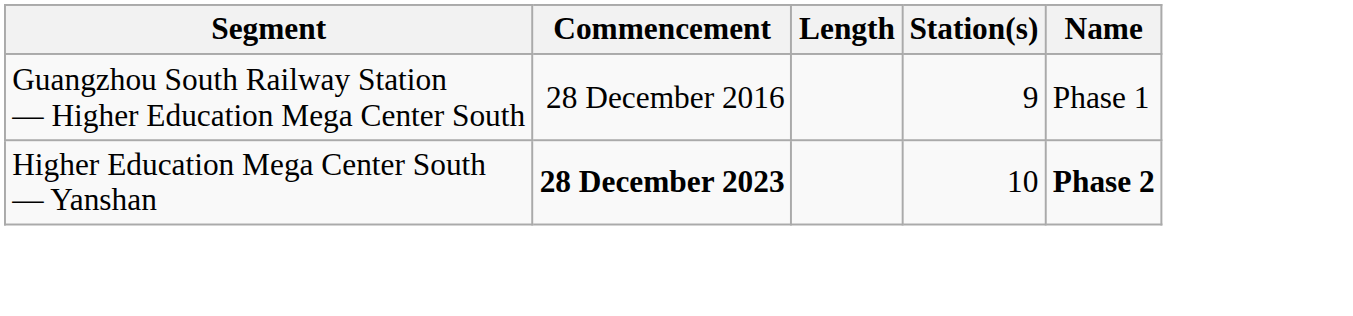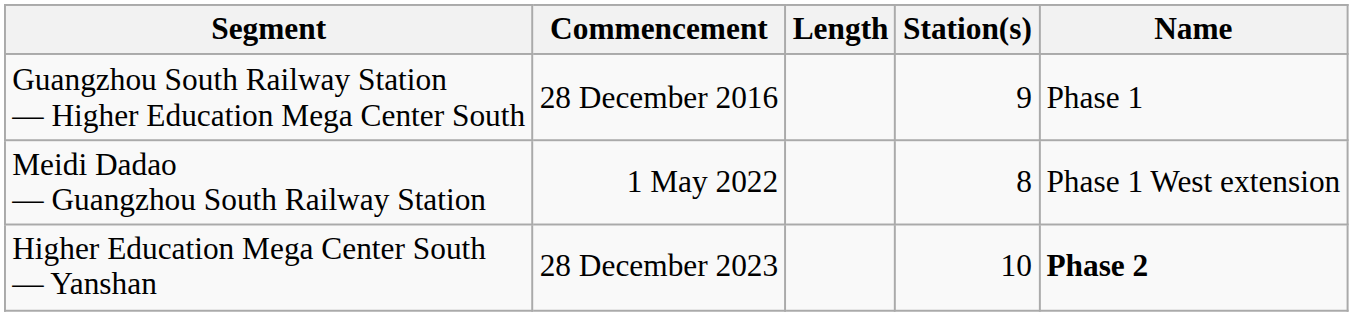+ row: (249, 181)
(662, 181) bold -> (659, 266) normal
